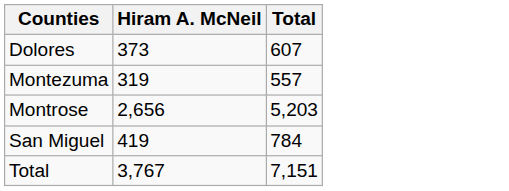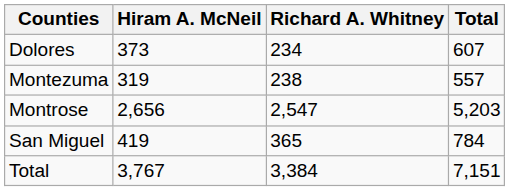+ column: (357, 19)
